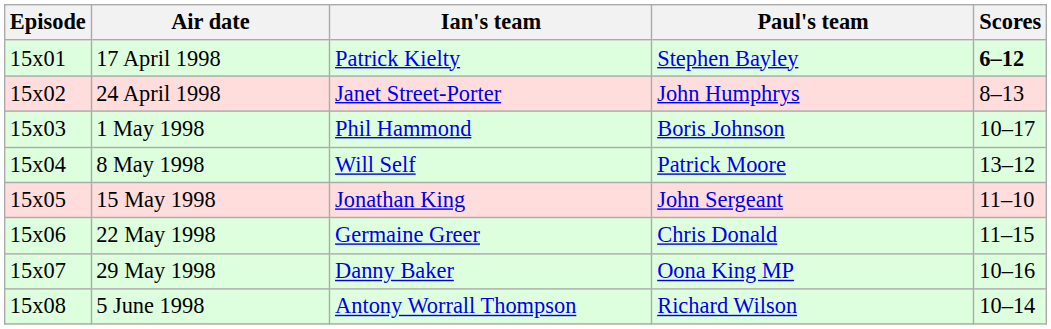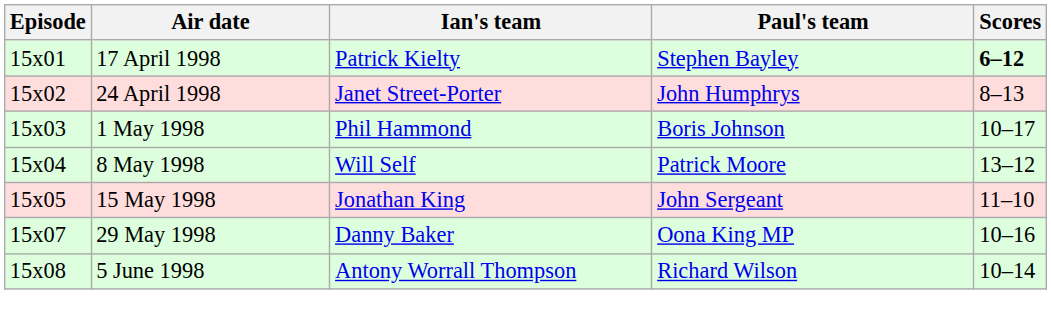- row: (156, 235)
